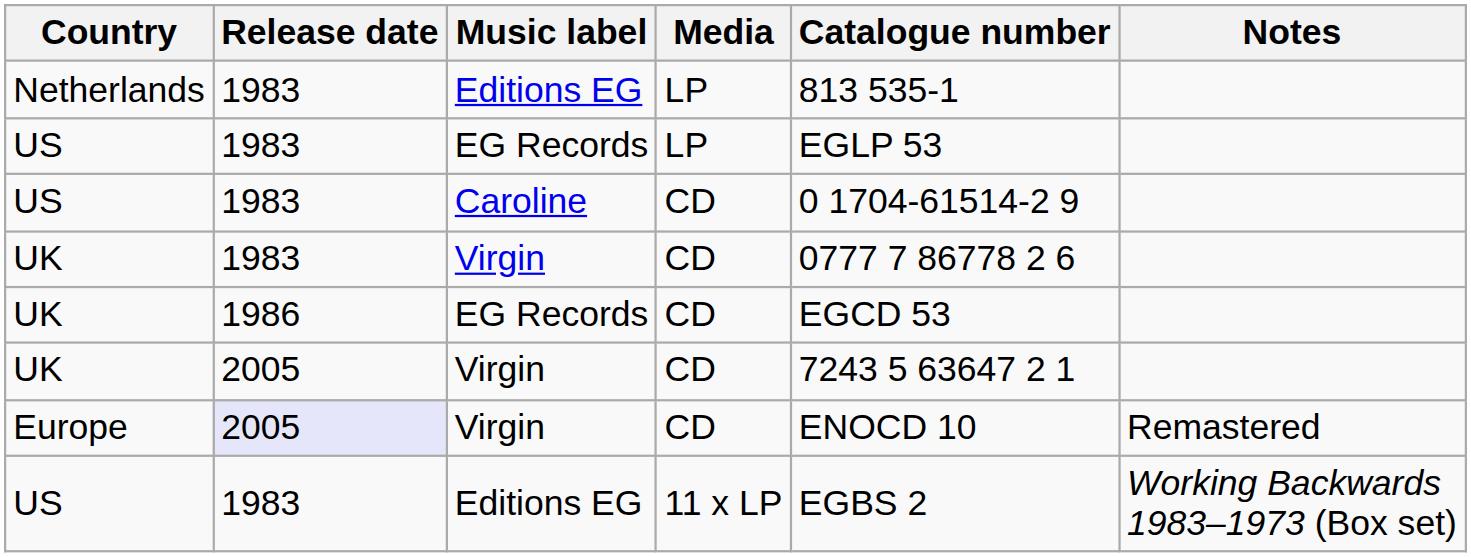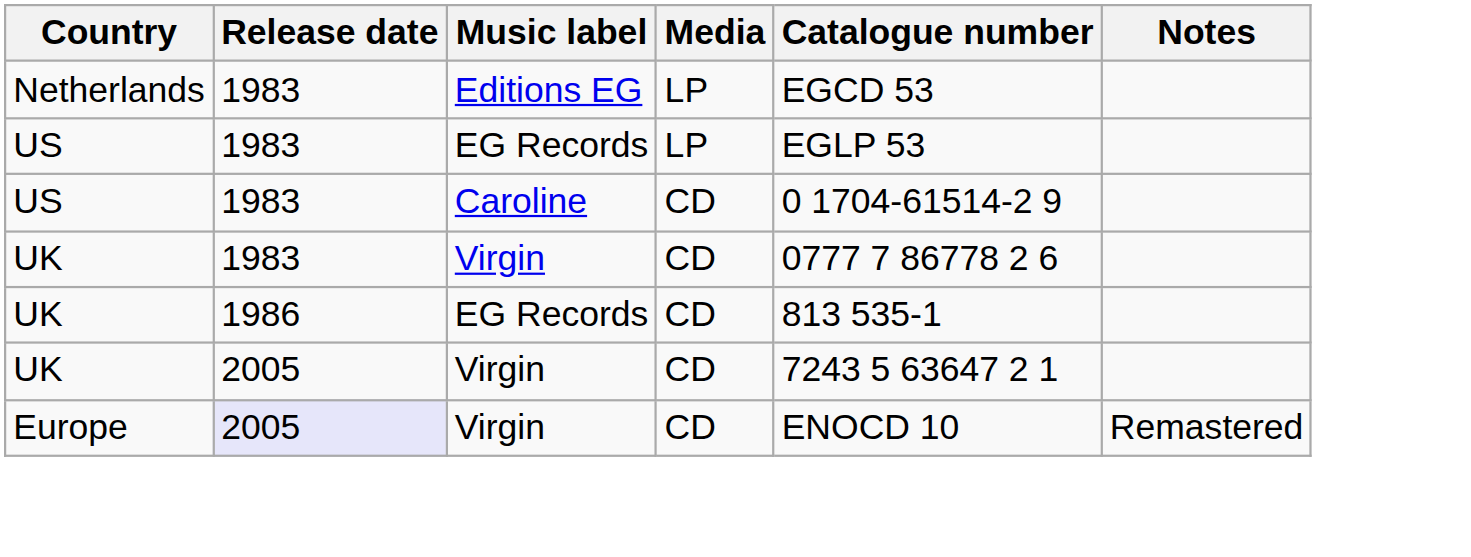(879, 88) 813 535-1 -> (858, 88) EGCD 53
(875, 314) EGCD 53 -> (862, 314) 813 535-1
- row: (38, 503)
